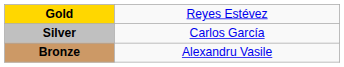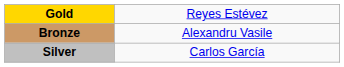rows swapped: (59, 33) <-> (59, 52)
